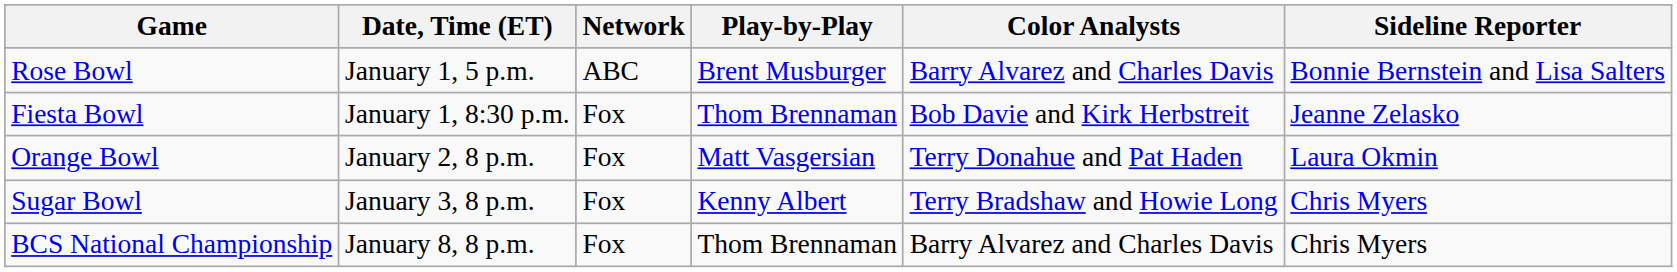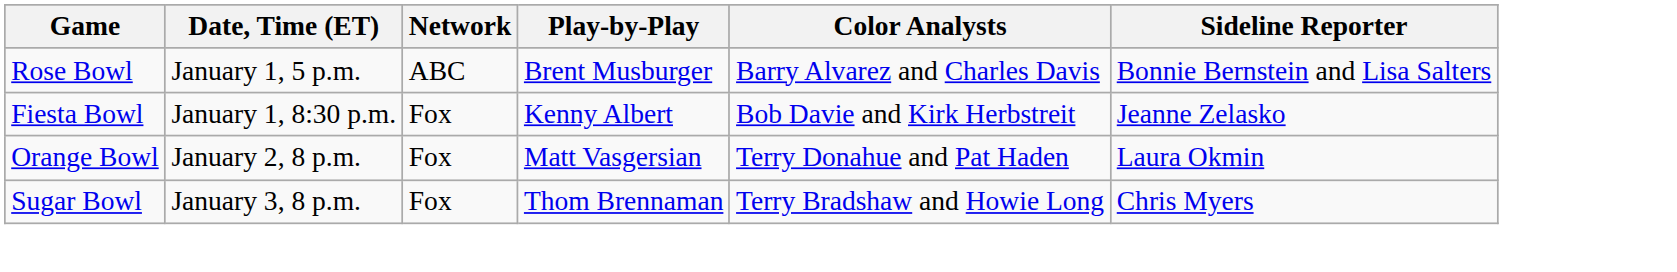(797, 113) Thom Brennaman -> (598, 113) Kenny Albert
(772, 200) Kenny Albert -> (624, 200) Thom Brennaman
- row: (172, 244)
